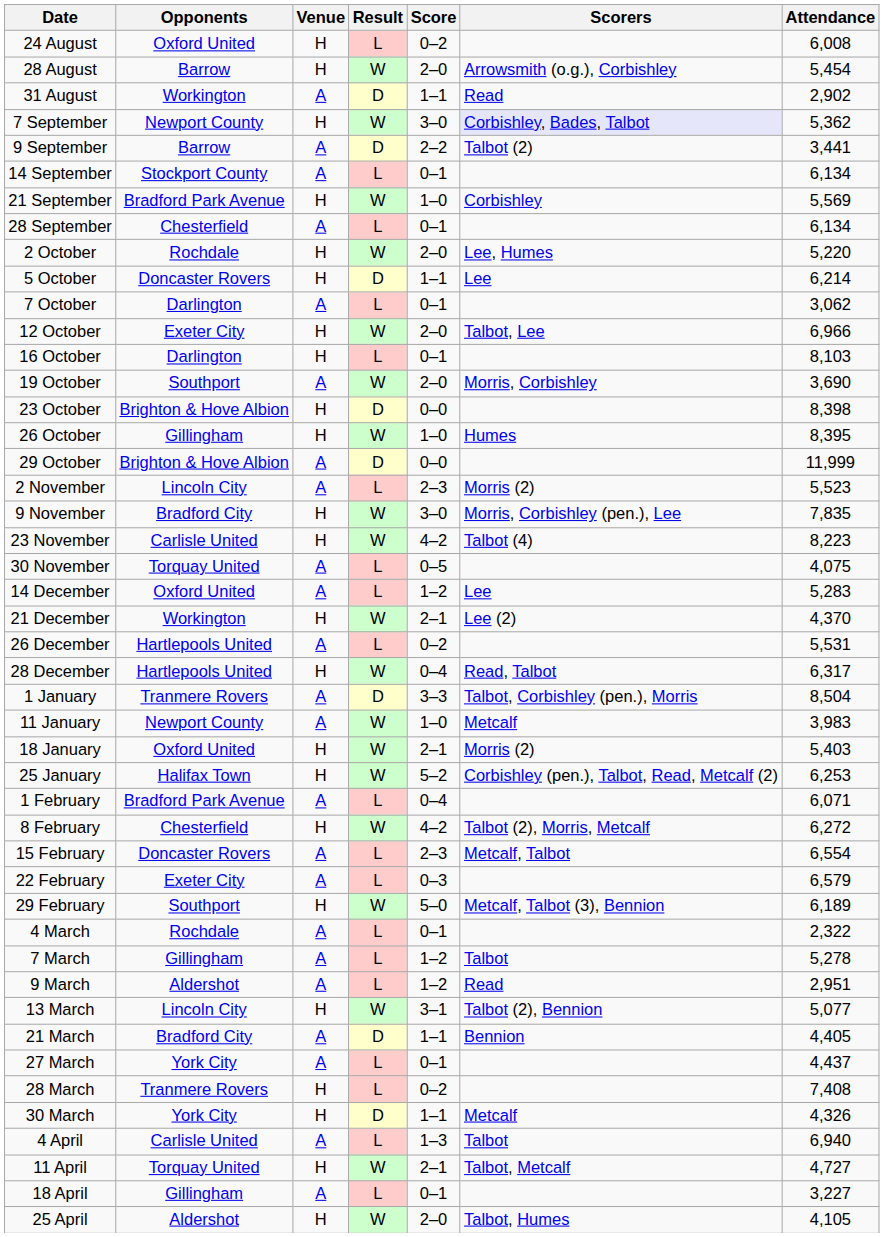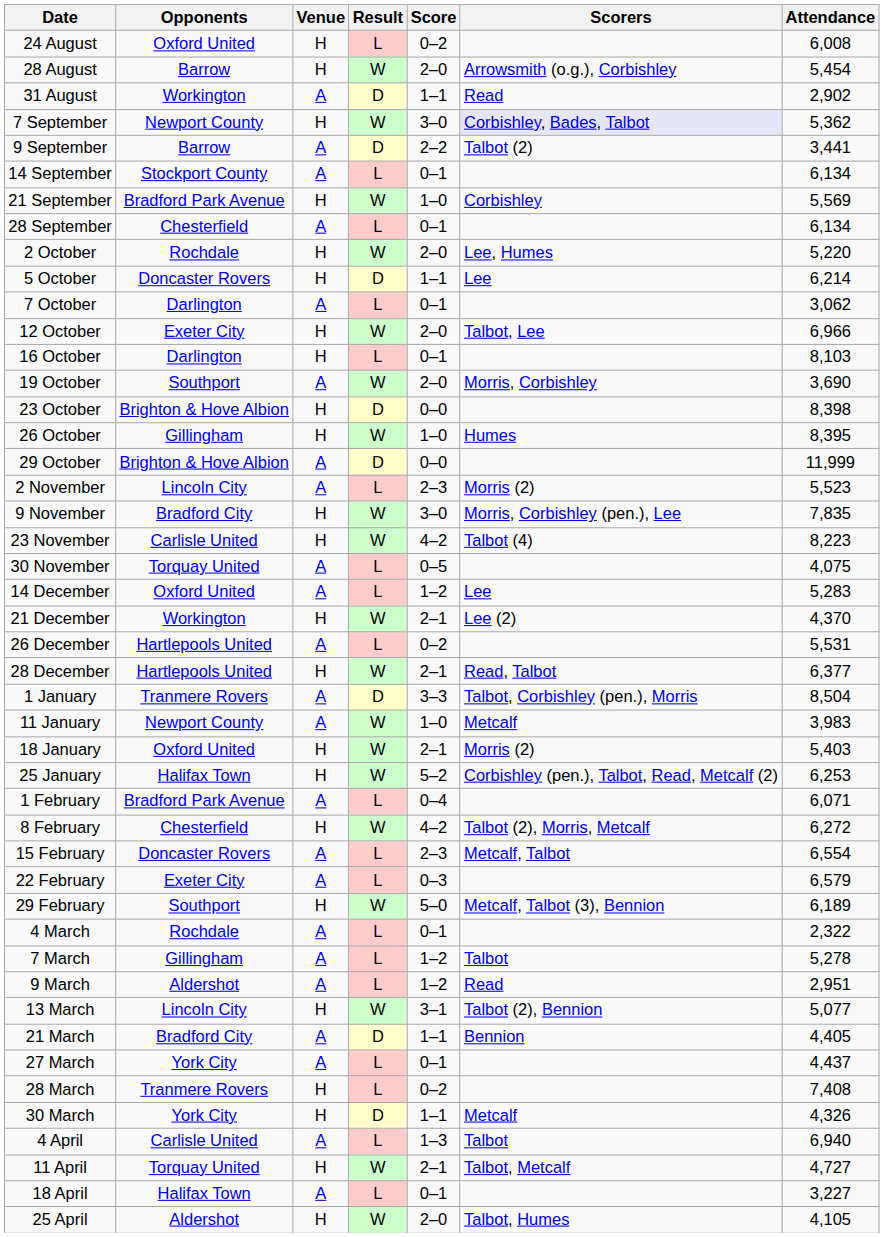(434, 670) 0–4 -> (434, 670) 2–1
(830, 670) 6,317 -> (830, 670) 6,377
(204, 1193) Gillingham -> (204, 1193) Halifax Town
